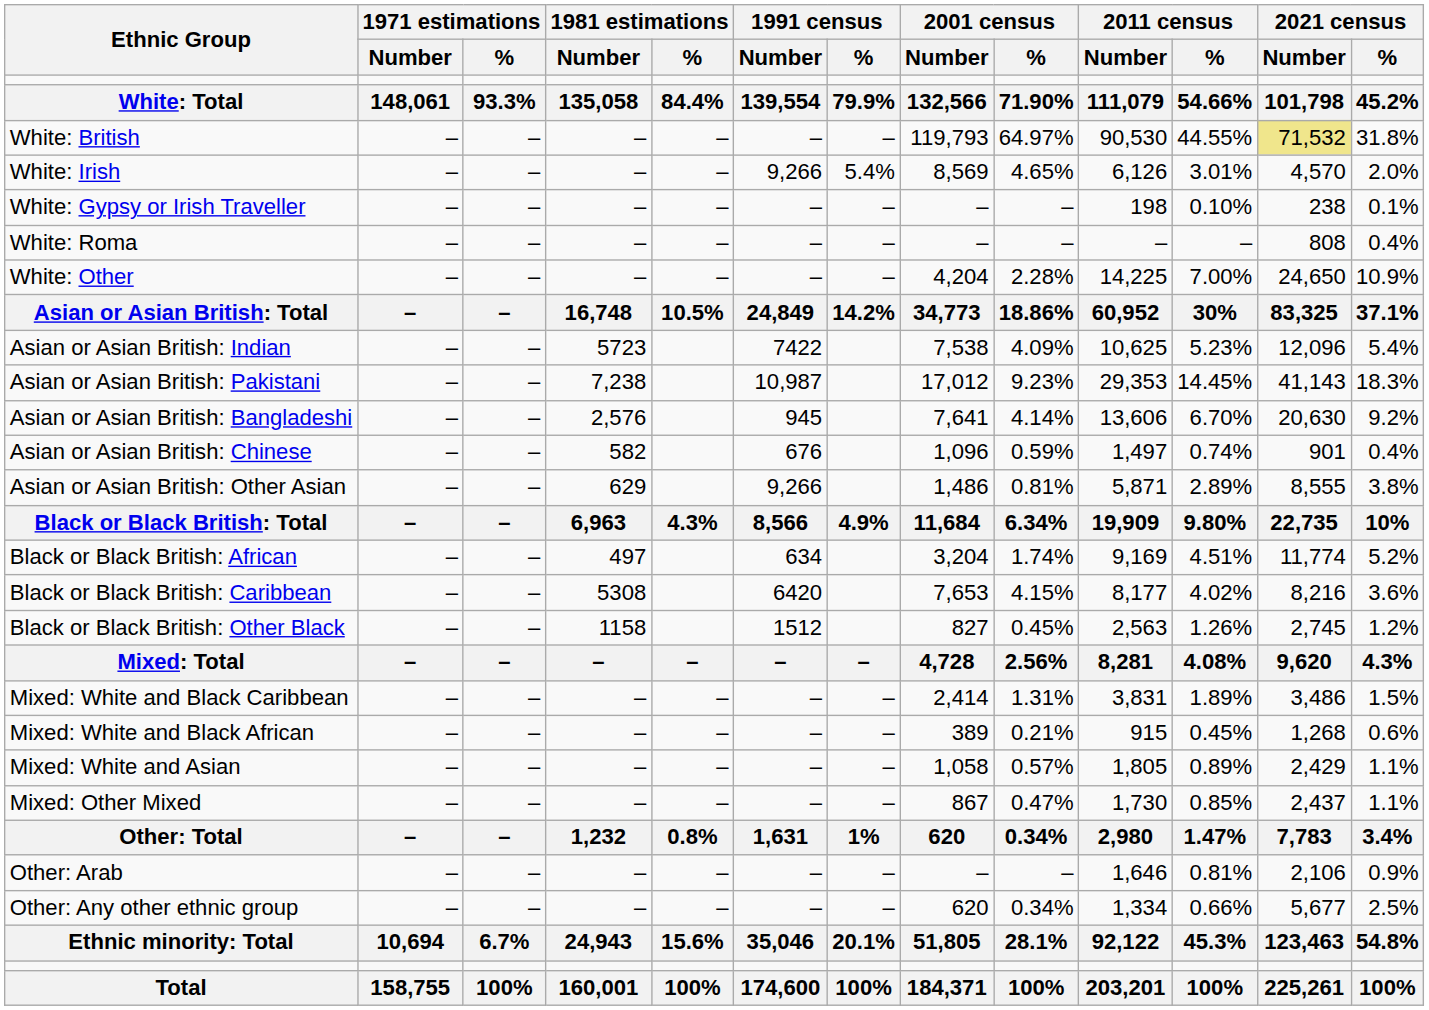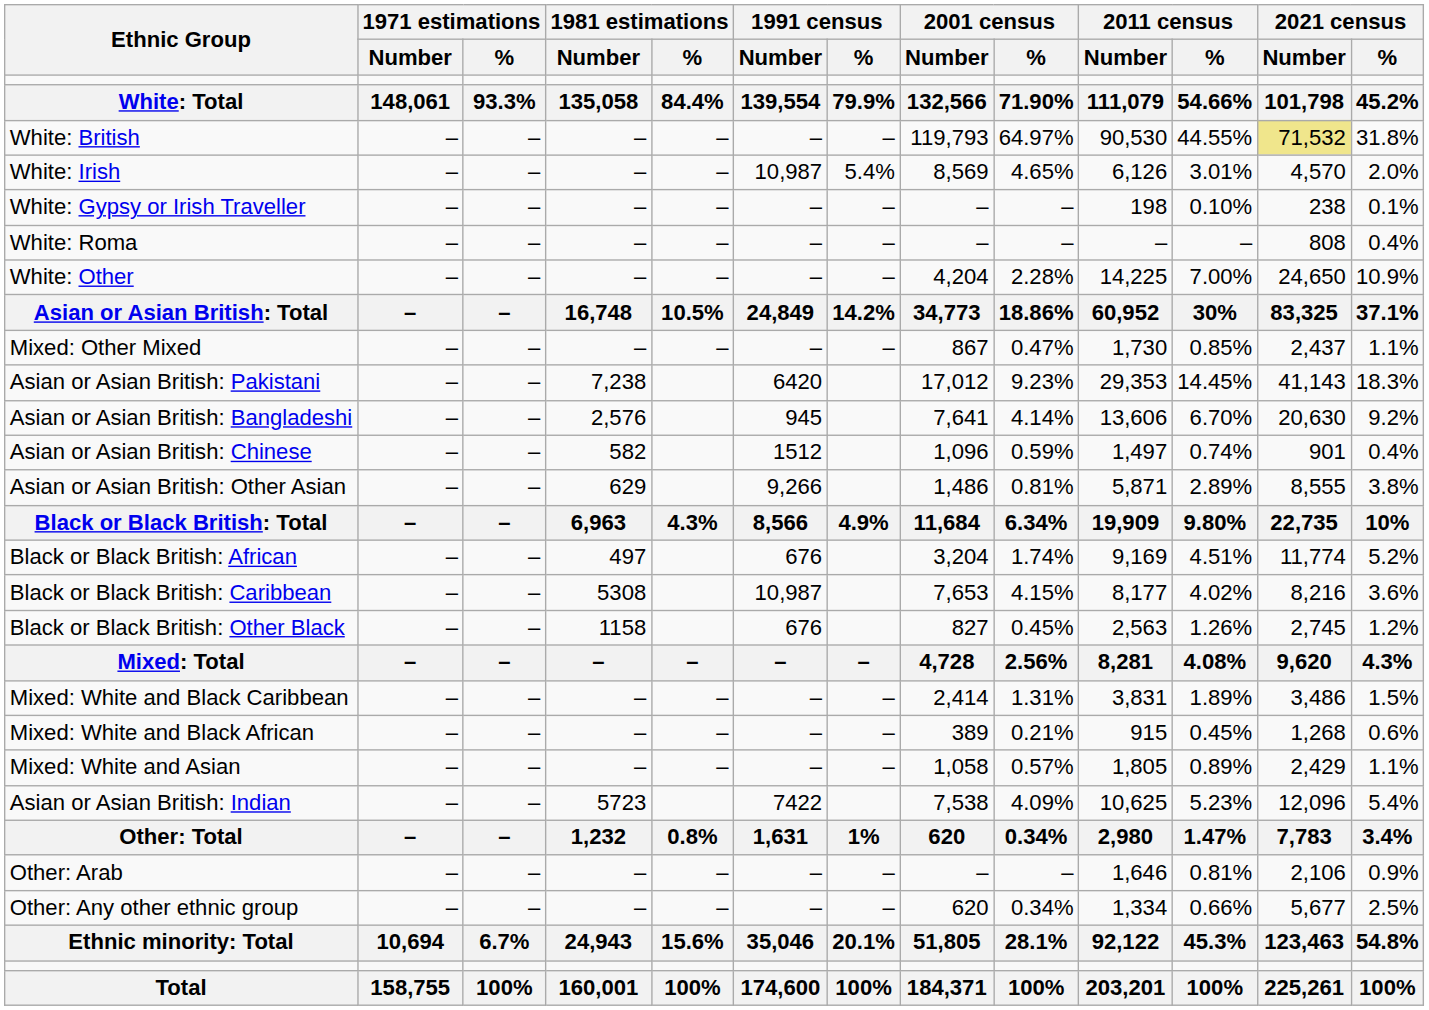(794, 172) 9,266 -> (788, 172) 10,987
rows swapped: (150, 347) <-> (105, 802)
(788, 382) 10,987 -> (798, 382) 6420
(804, 452) 676 -> (798, 452) 1512
(804, 557) 634 -> (804, 557) 676
(798, 592) 6420 -> (788, 592) 10,987
(798, 627) 1512 -> (804, 627) 676
